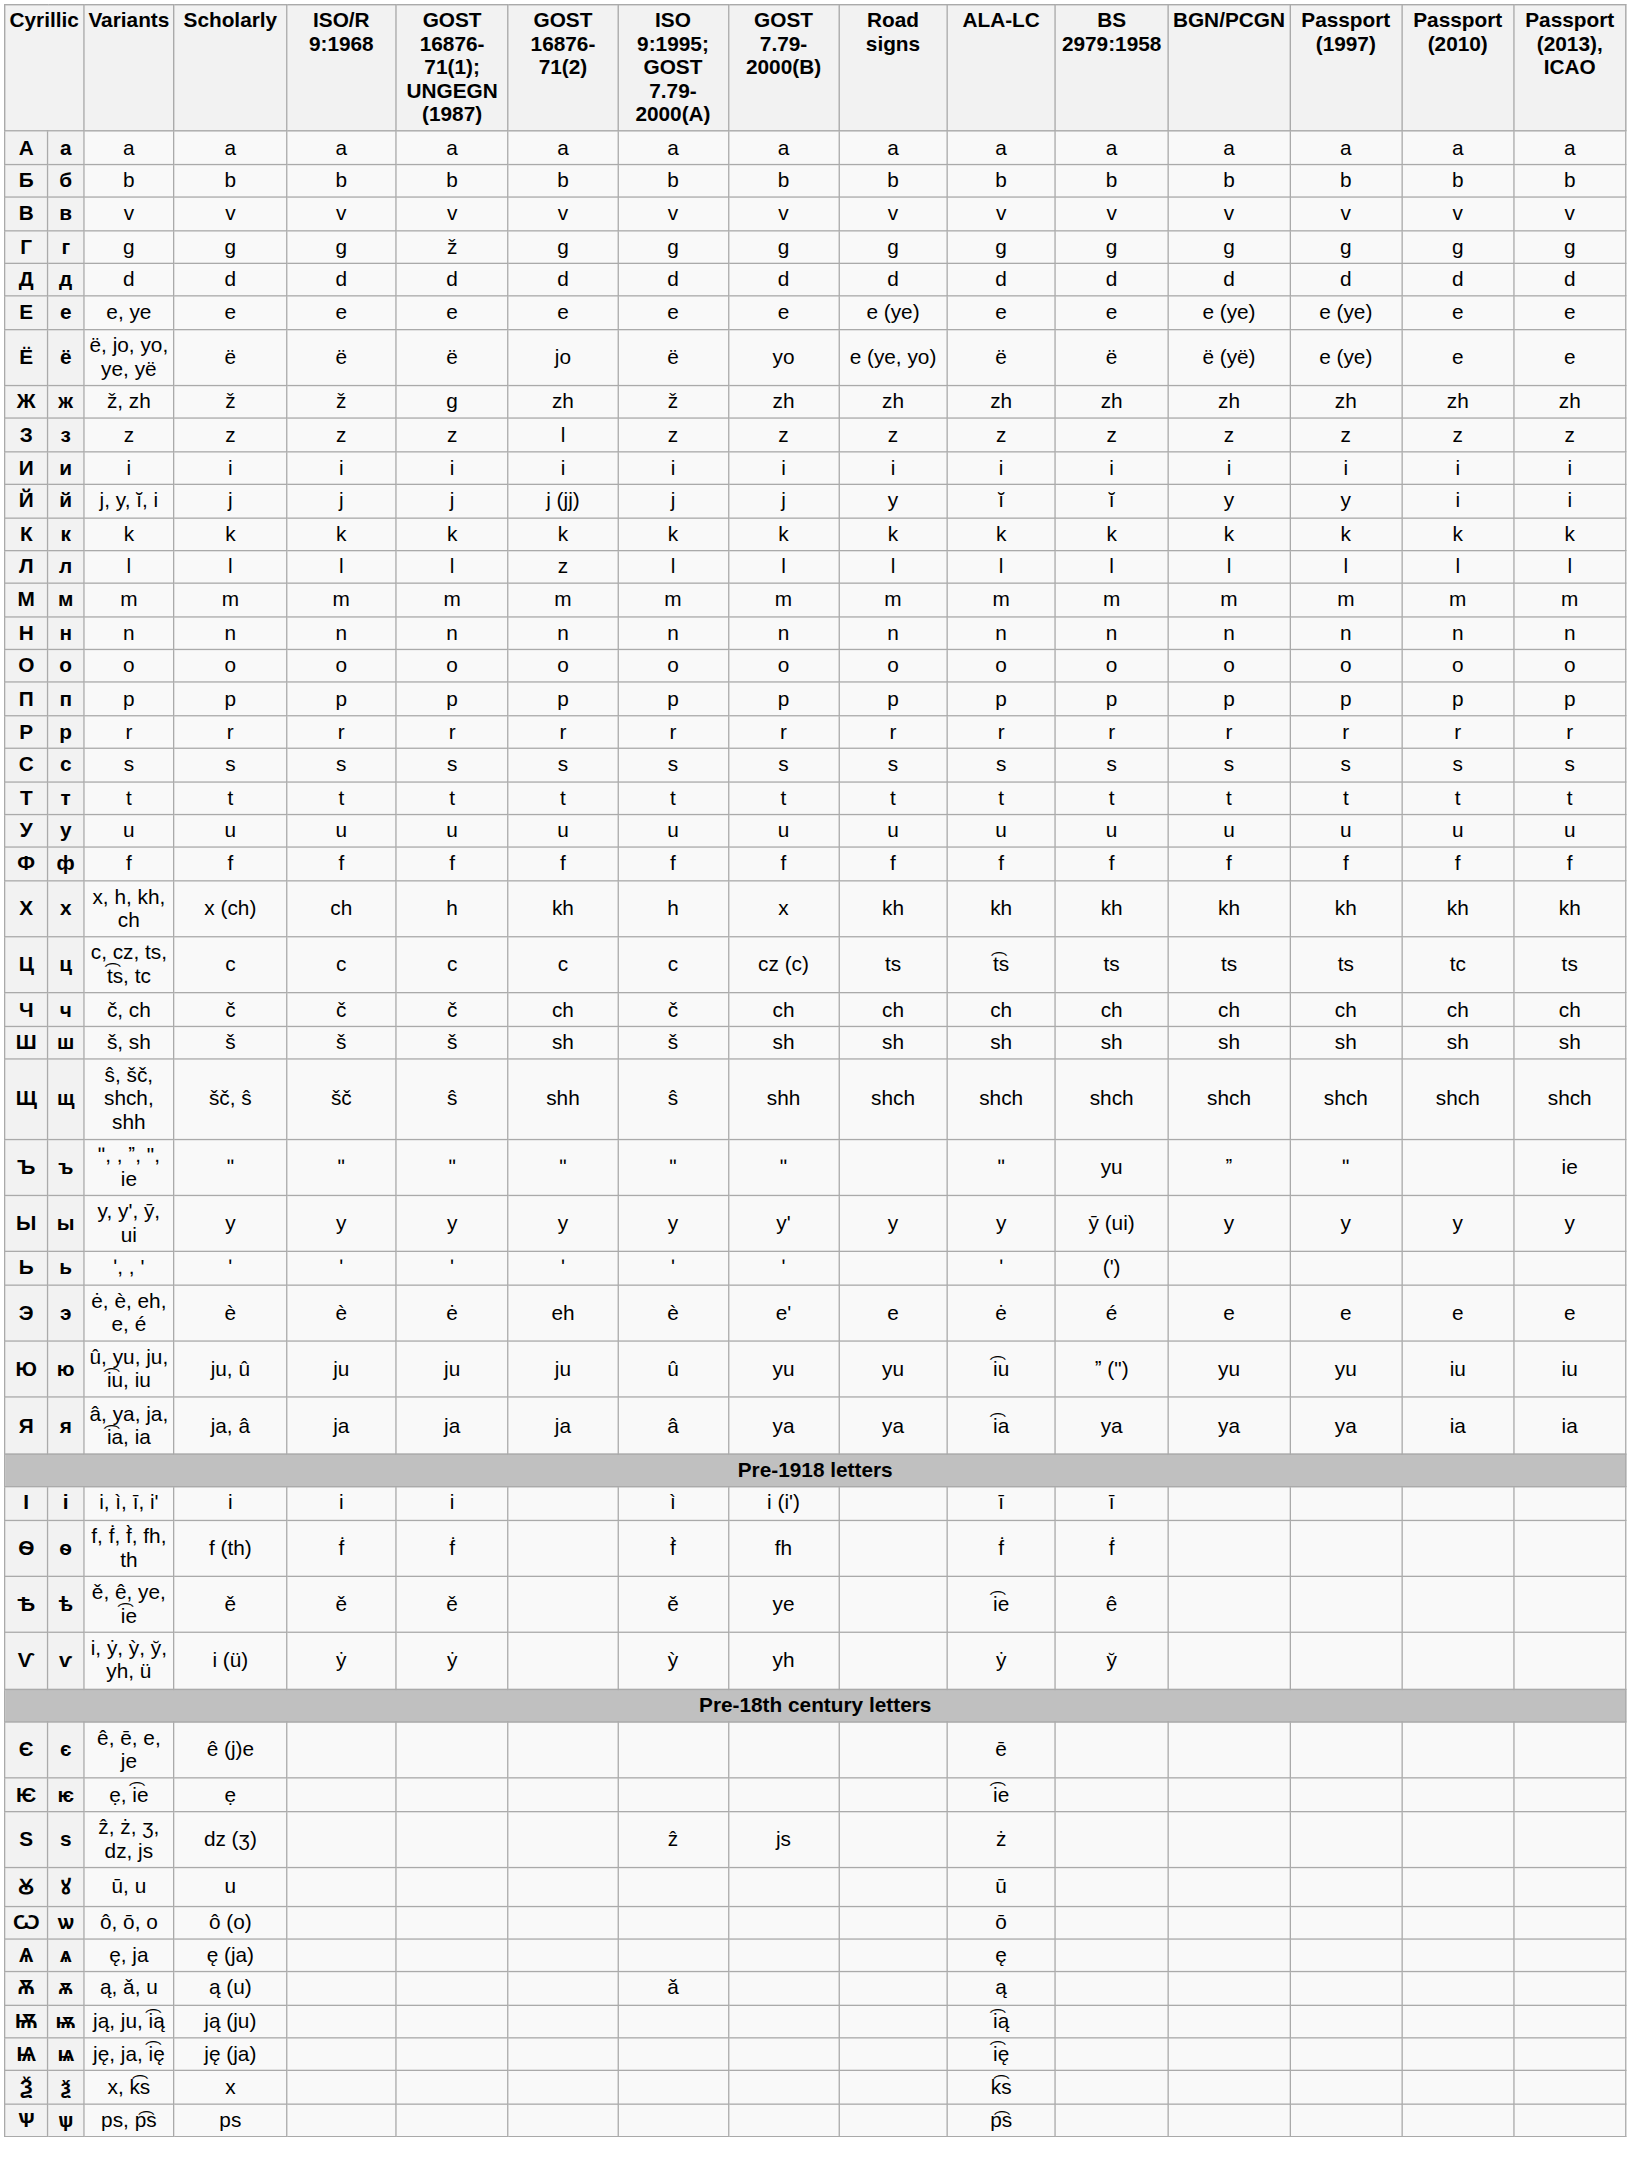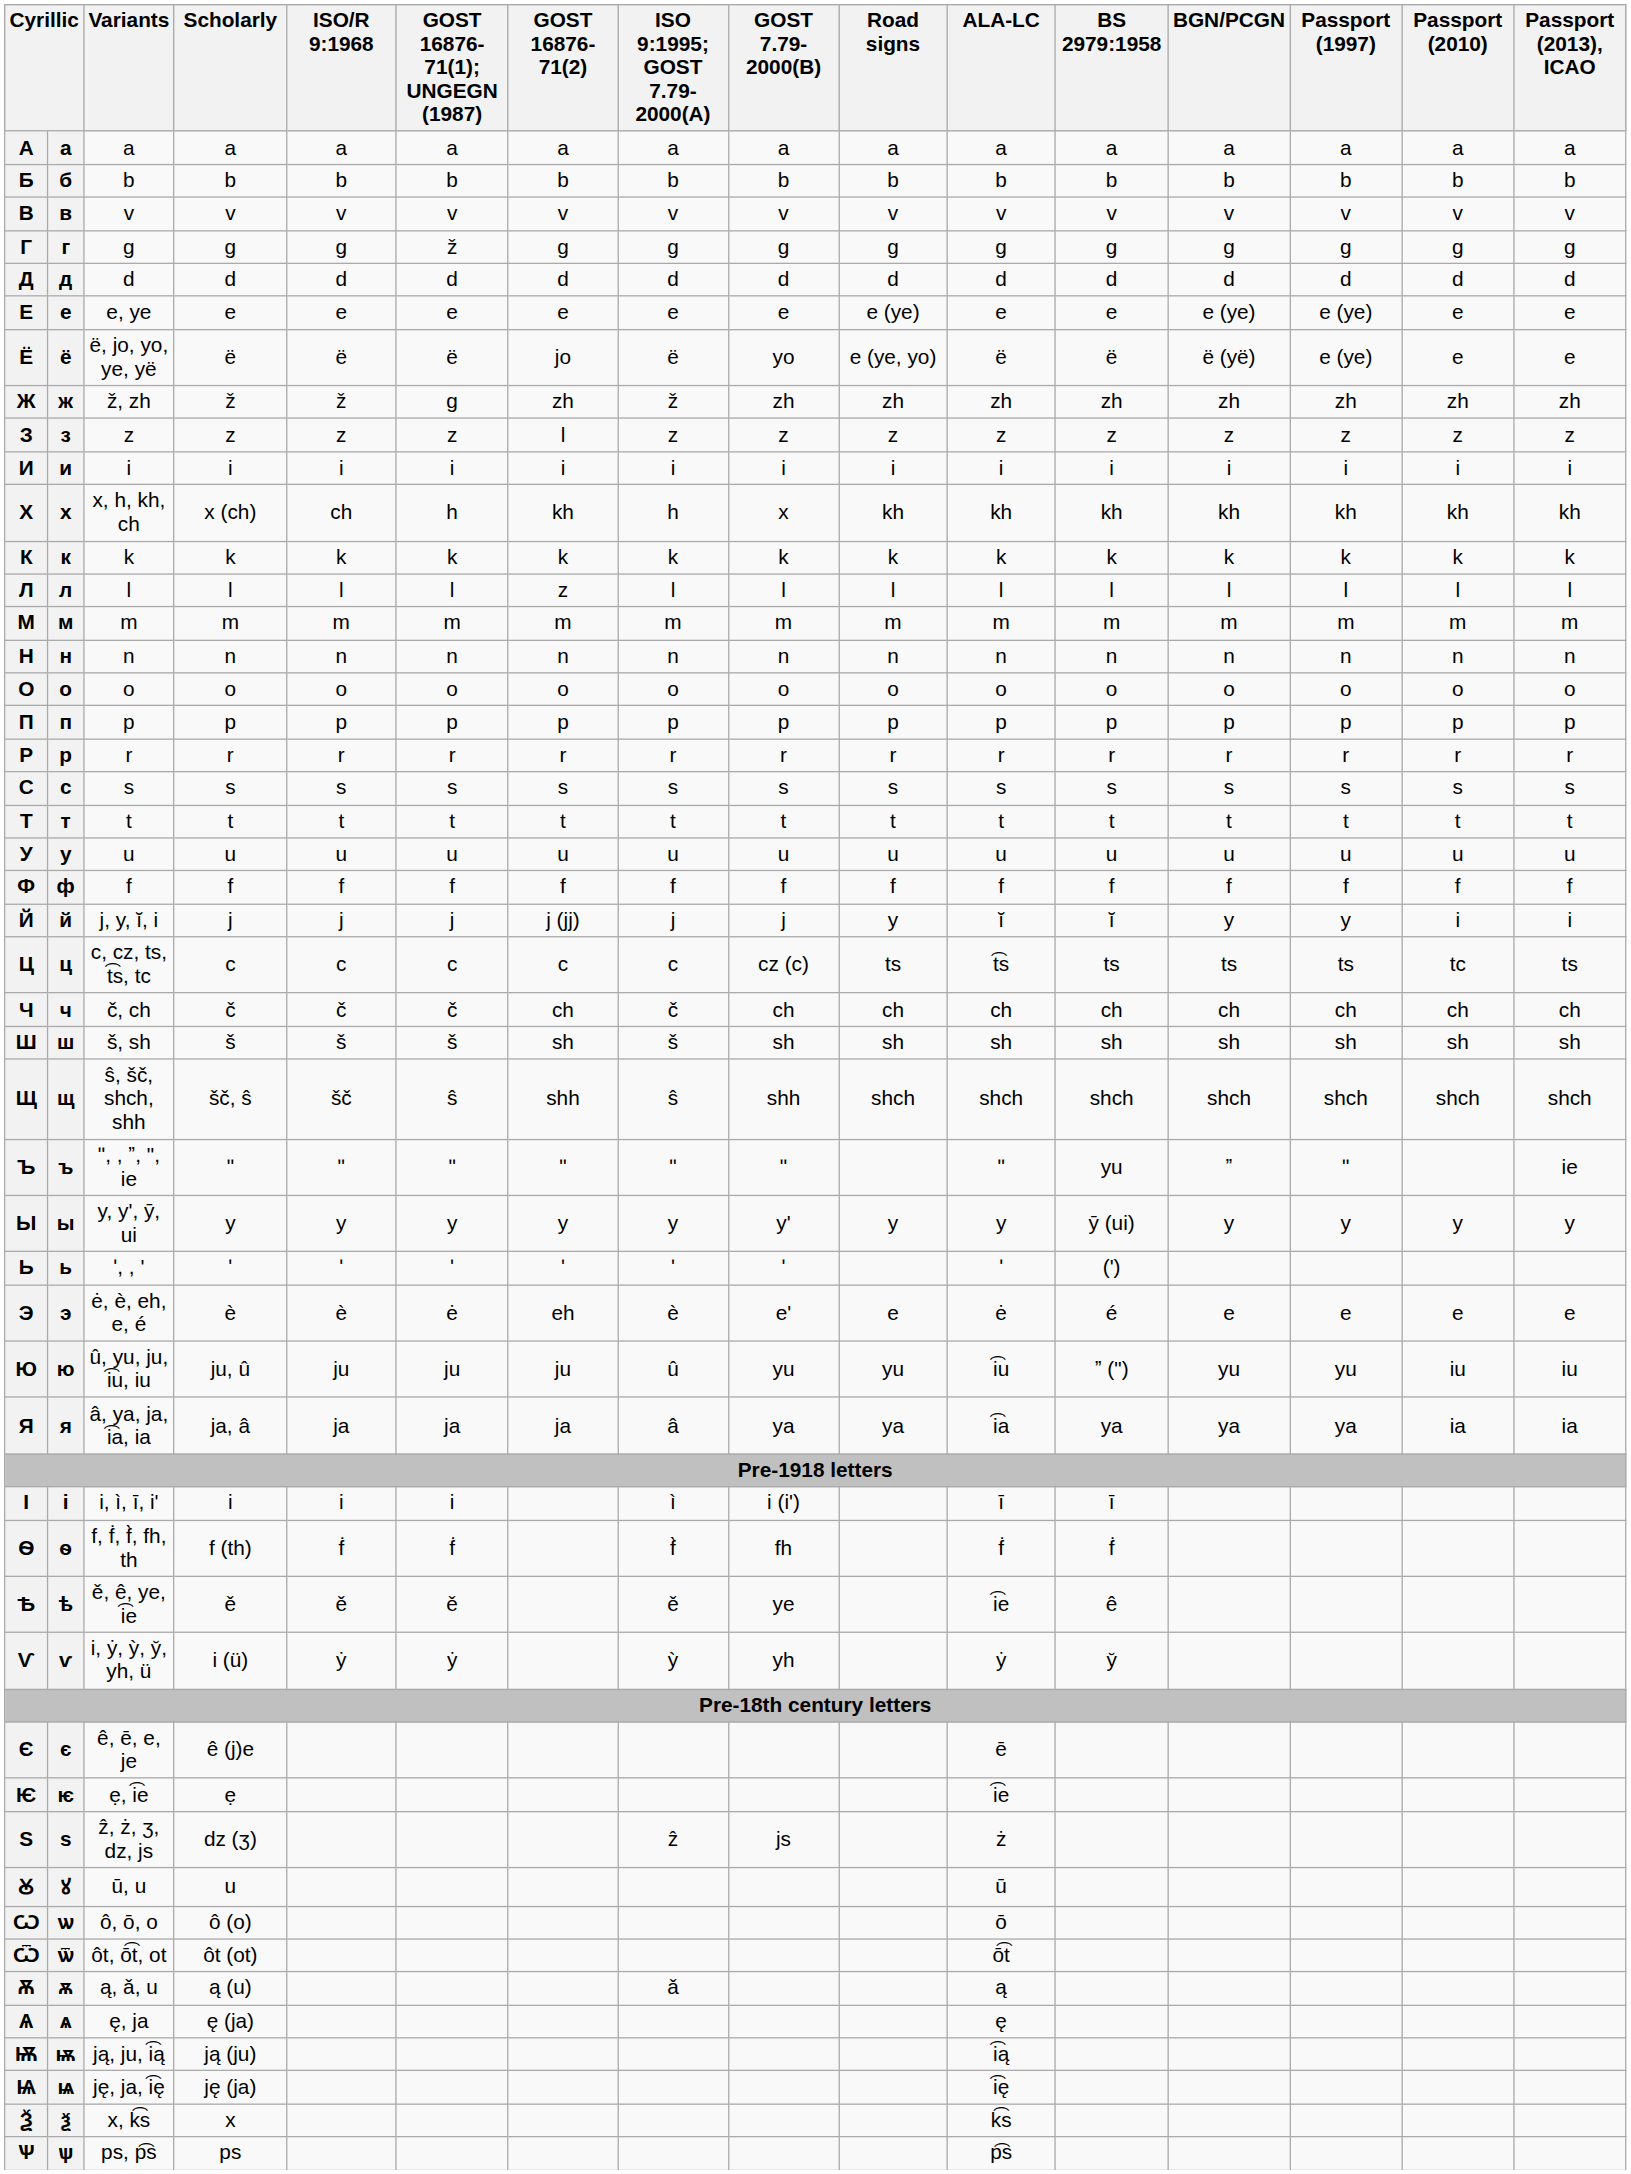rows swapped: (26, 500) <-> (26, 908)
+ row: (26, 1955)
rows swapped: (26, 1988) <-> (26, 1955)
